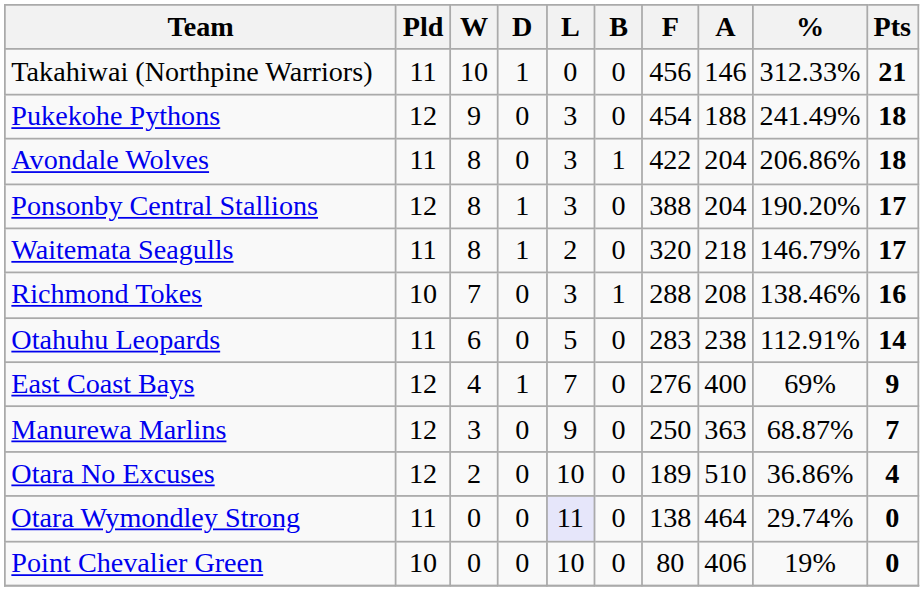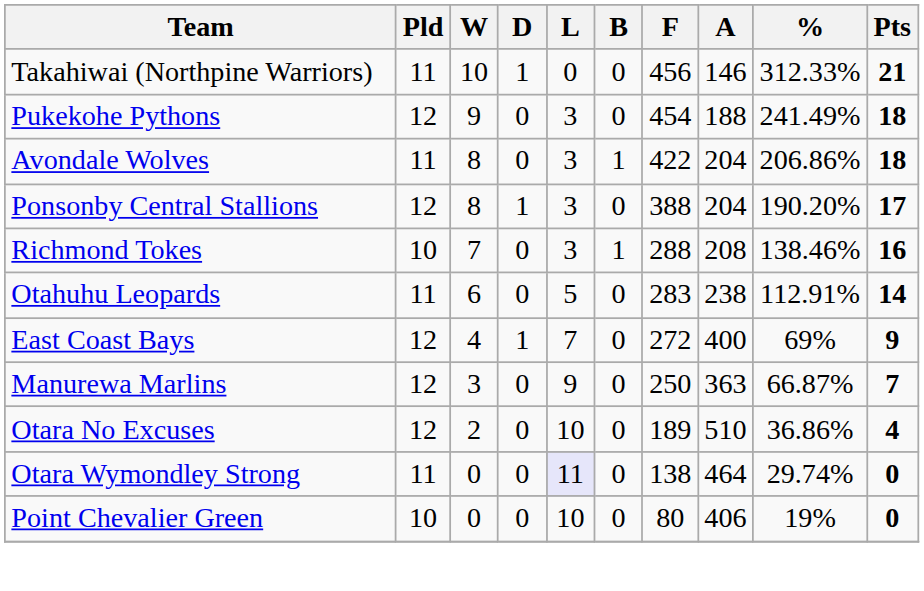- row: (122, 250)
(670, 384) 276 -> (670, 339) 272
(810, 428) 68.87% -> (810, 384) 66.87%
